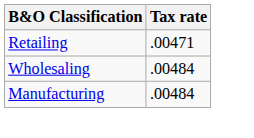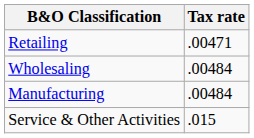+ row: (94, 119)
